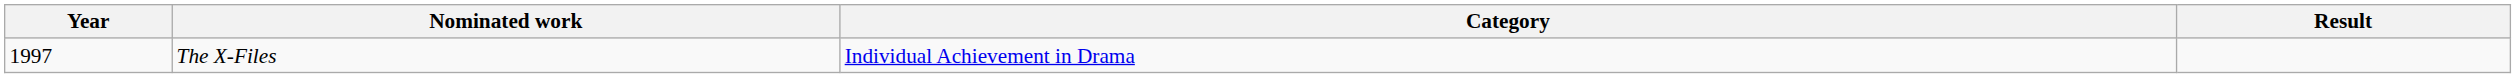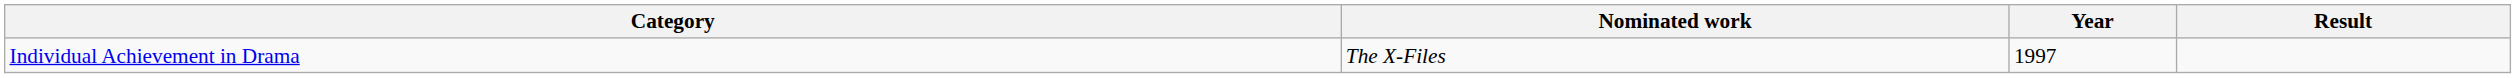columns swapped: (88, 21) <-> (1508, 21)
